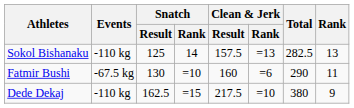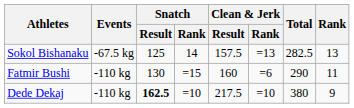(112, 54) -110 kg -> (114, 54) -67.5 kg
(114, 73) -67.5 kg -> (112, 73) -110 kg
(192, 73) =10 -> (192, 73) =15
(156, 93) normal -> (156, 93) bold
(192, 93) =15 -> (192, 93) =10
